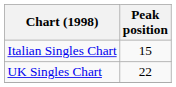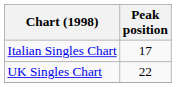(145, 51) 15 -> (145, 51) 17
